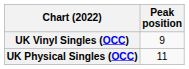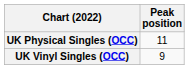rows swapped: (72, 56) <-> (72, 40)
